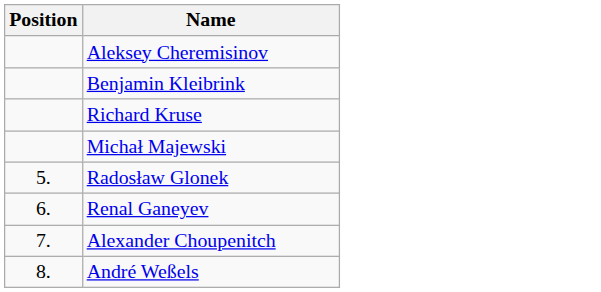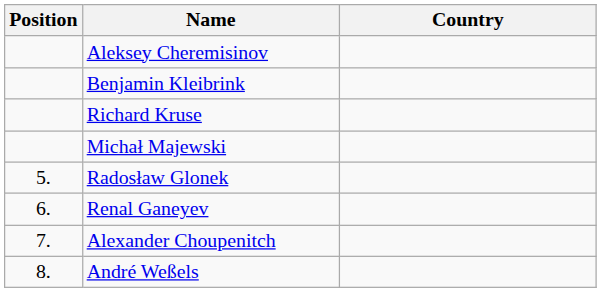+ column: (468, 20)
